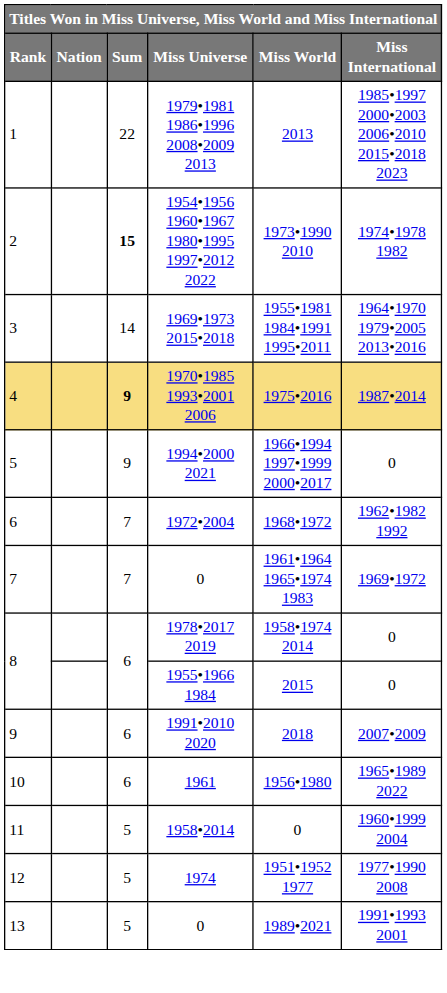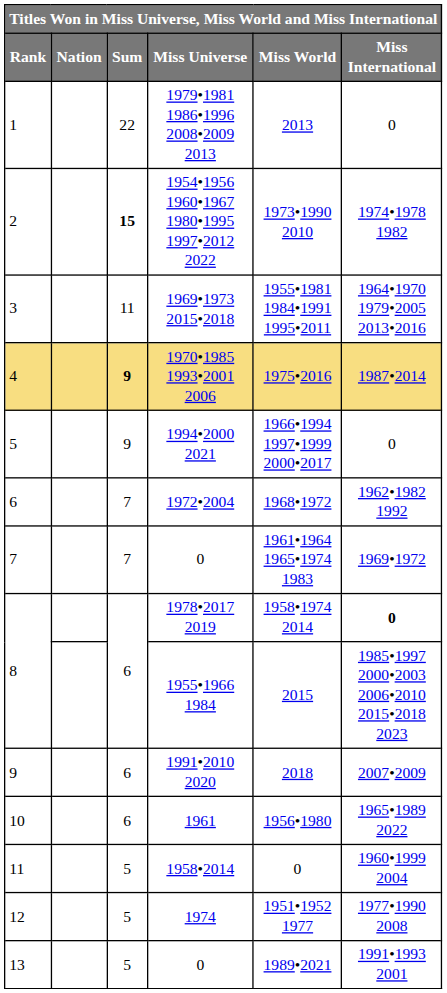(392, 134) 1985•1997 2000•2003 2006•2010 2015•2018 2023 -> (392, 124) 0
(127, 328) 14 -> (127, 308) 11
(392, 636) normal -> (392, 617) bold
(392, 685) 0 -> (392, 694) 1985•1997 2000•2003 2006•2010 2015•2018 2023
